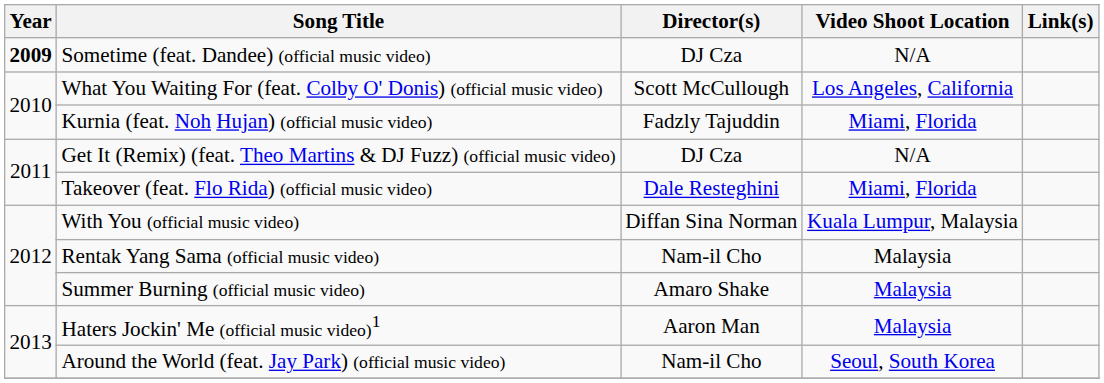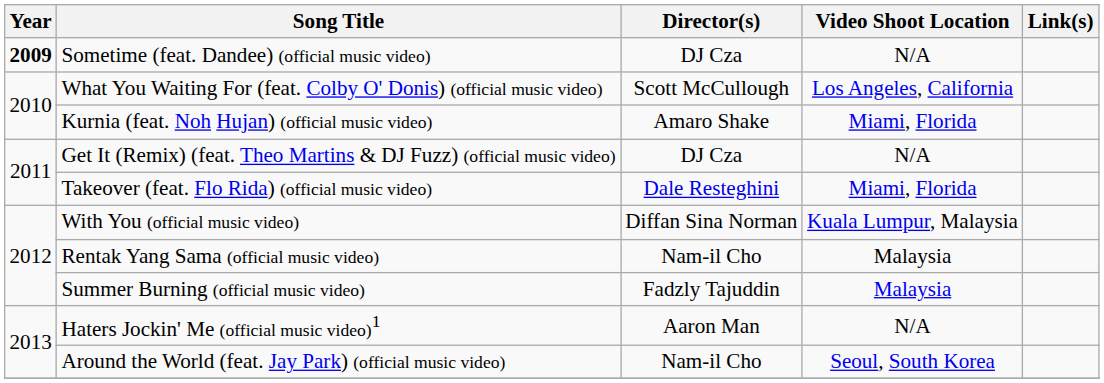(711, 121) Fadzly Tajuddin -> (711, 121) Amaro Shake
(711, 289) Amaro Shake -> (711, 289) Fadzly Tajuddin
(913, 325) Malaysia -> (913, 325) N/A
